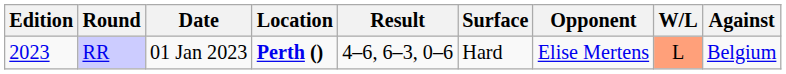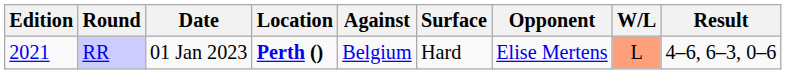columns swapped: (742, 20) <-> (398, 20)
(29, 52) 2023 -> (29, 52) 2021
